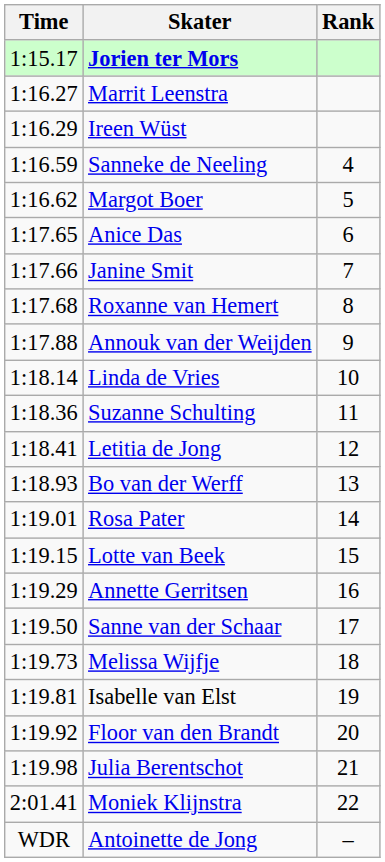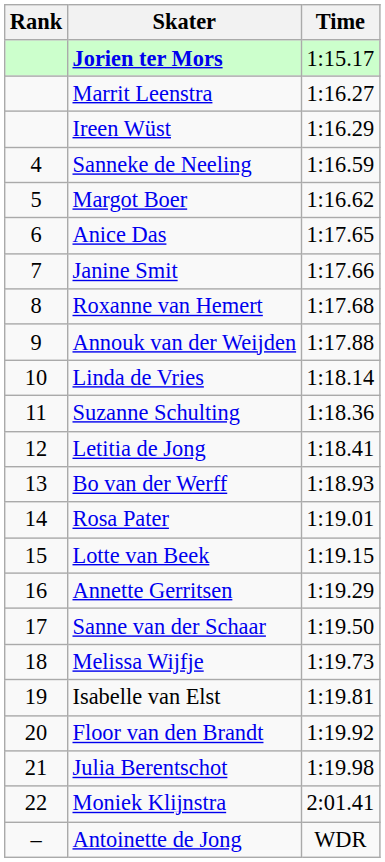columns swapped: (348, 22) <-> (44, 22)
